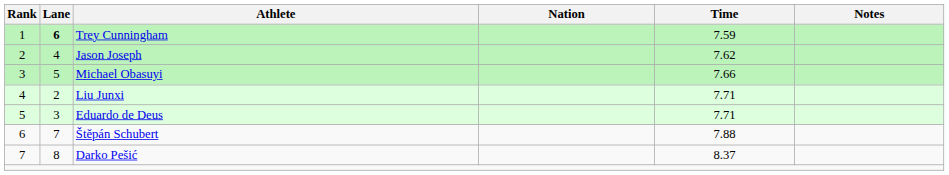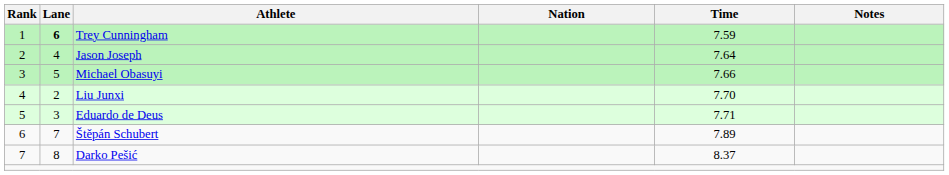(724, 54) 7.62 -> (724, 54) 7.64
(724, 94) 7.71 -> (724, 94) 7.70
(724, 134) 7.88 -> (724, 134) 7.89
